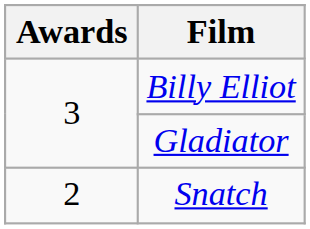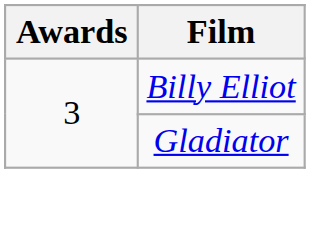- row: (221, 194)
